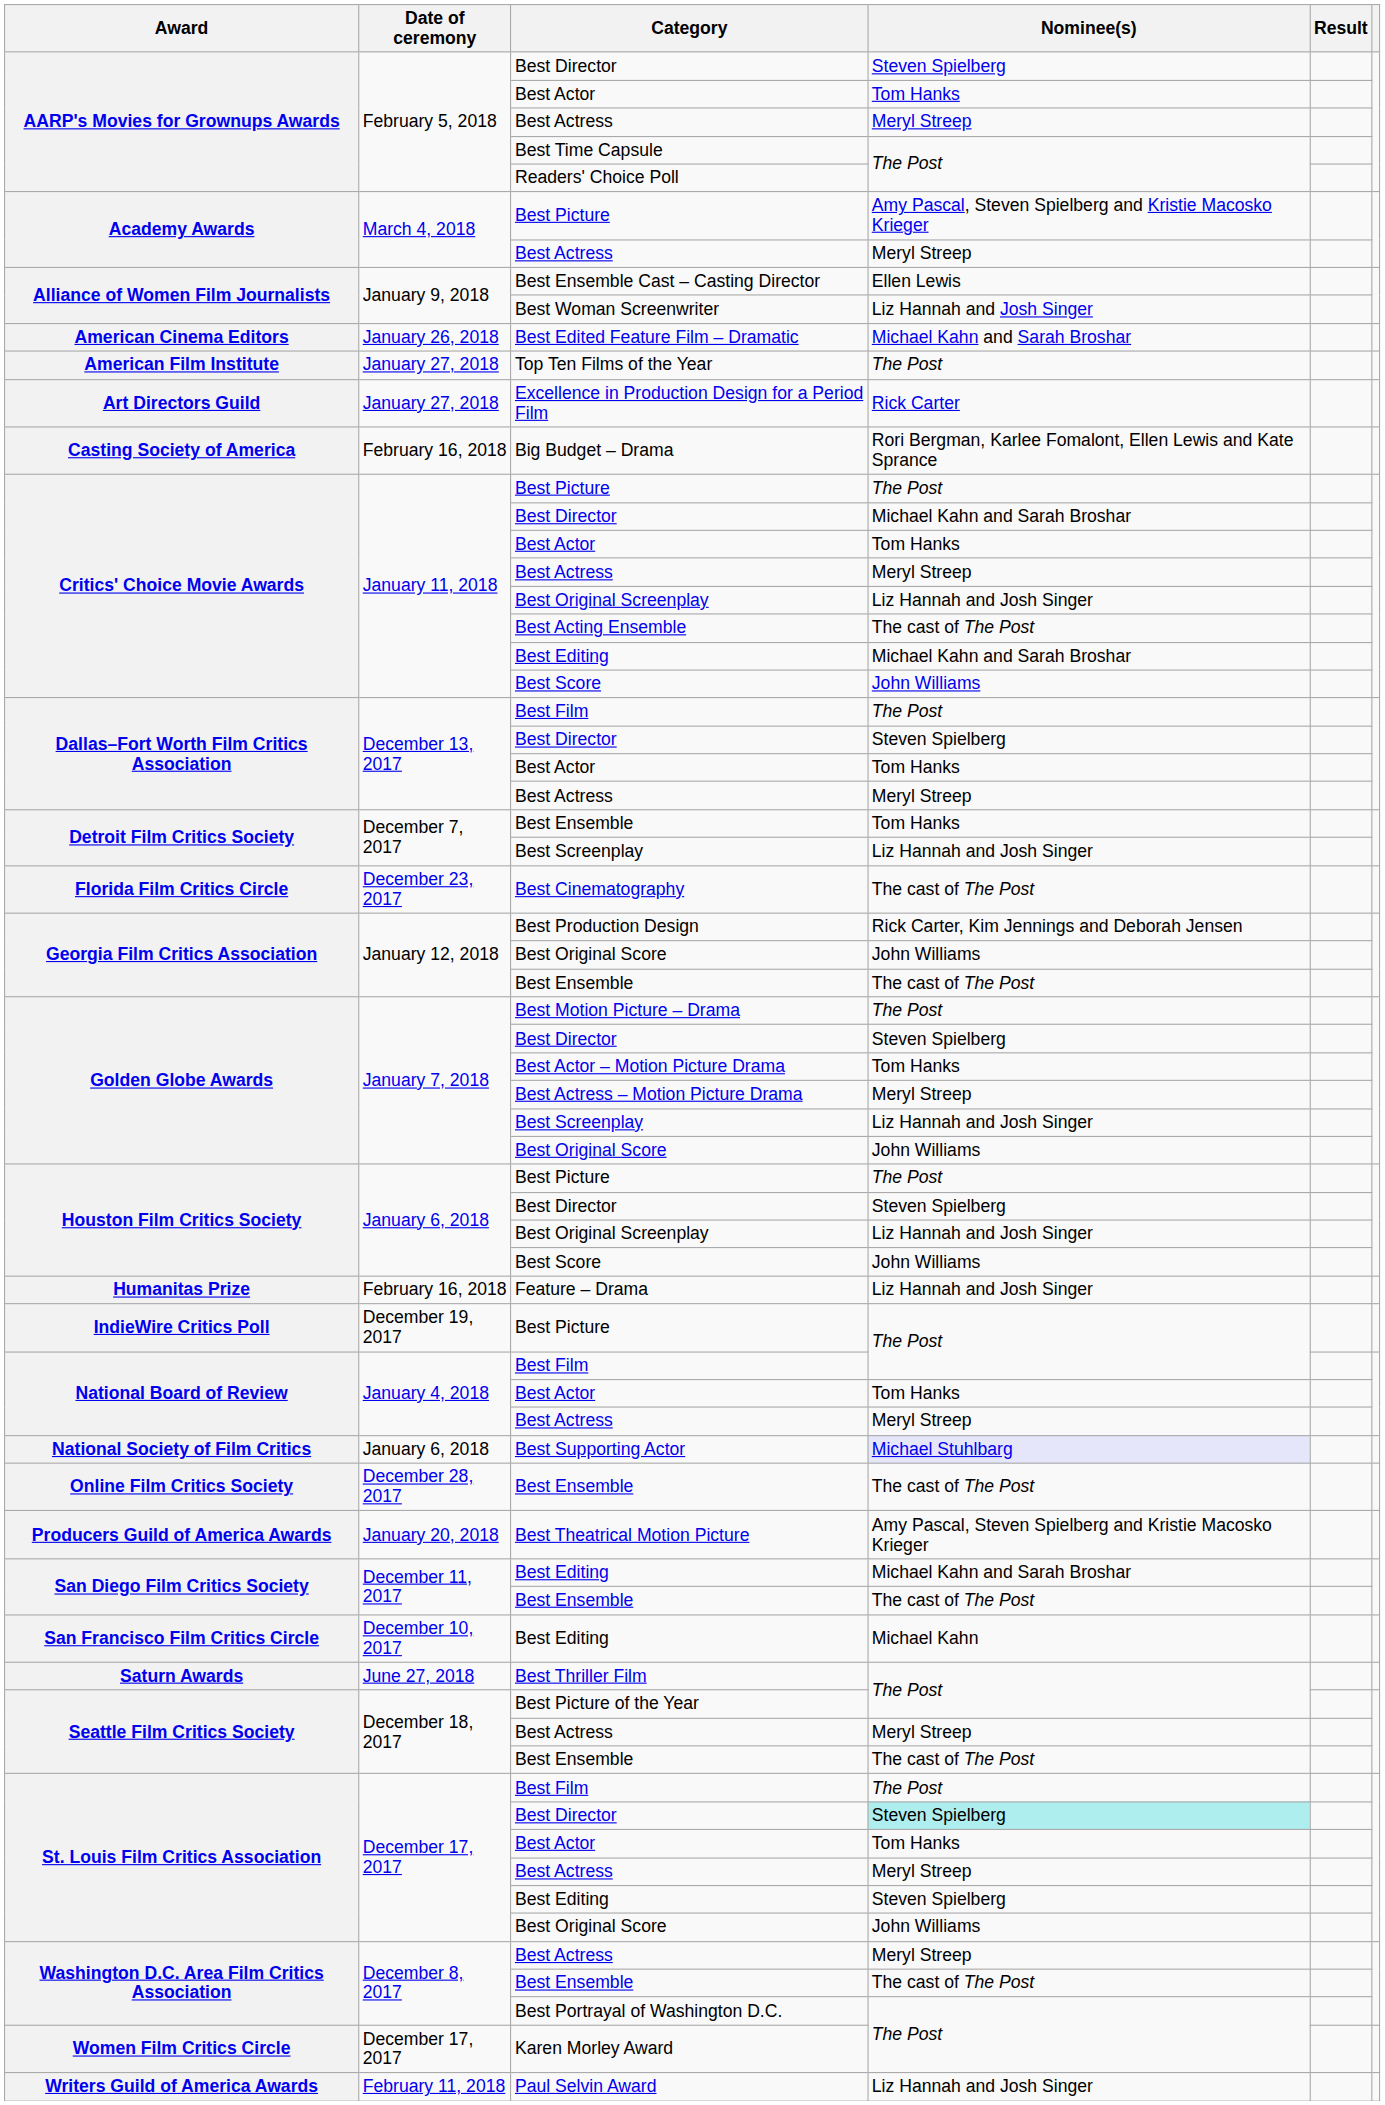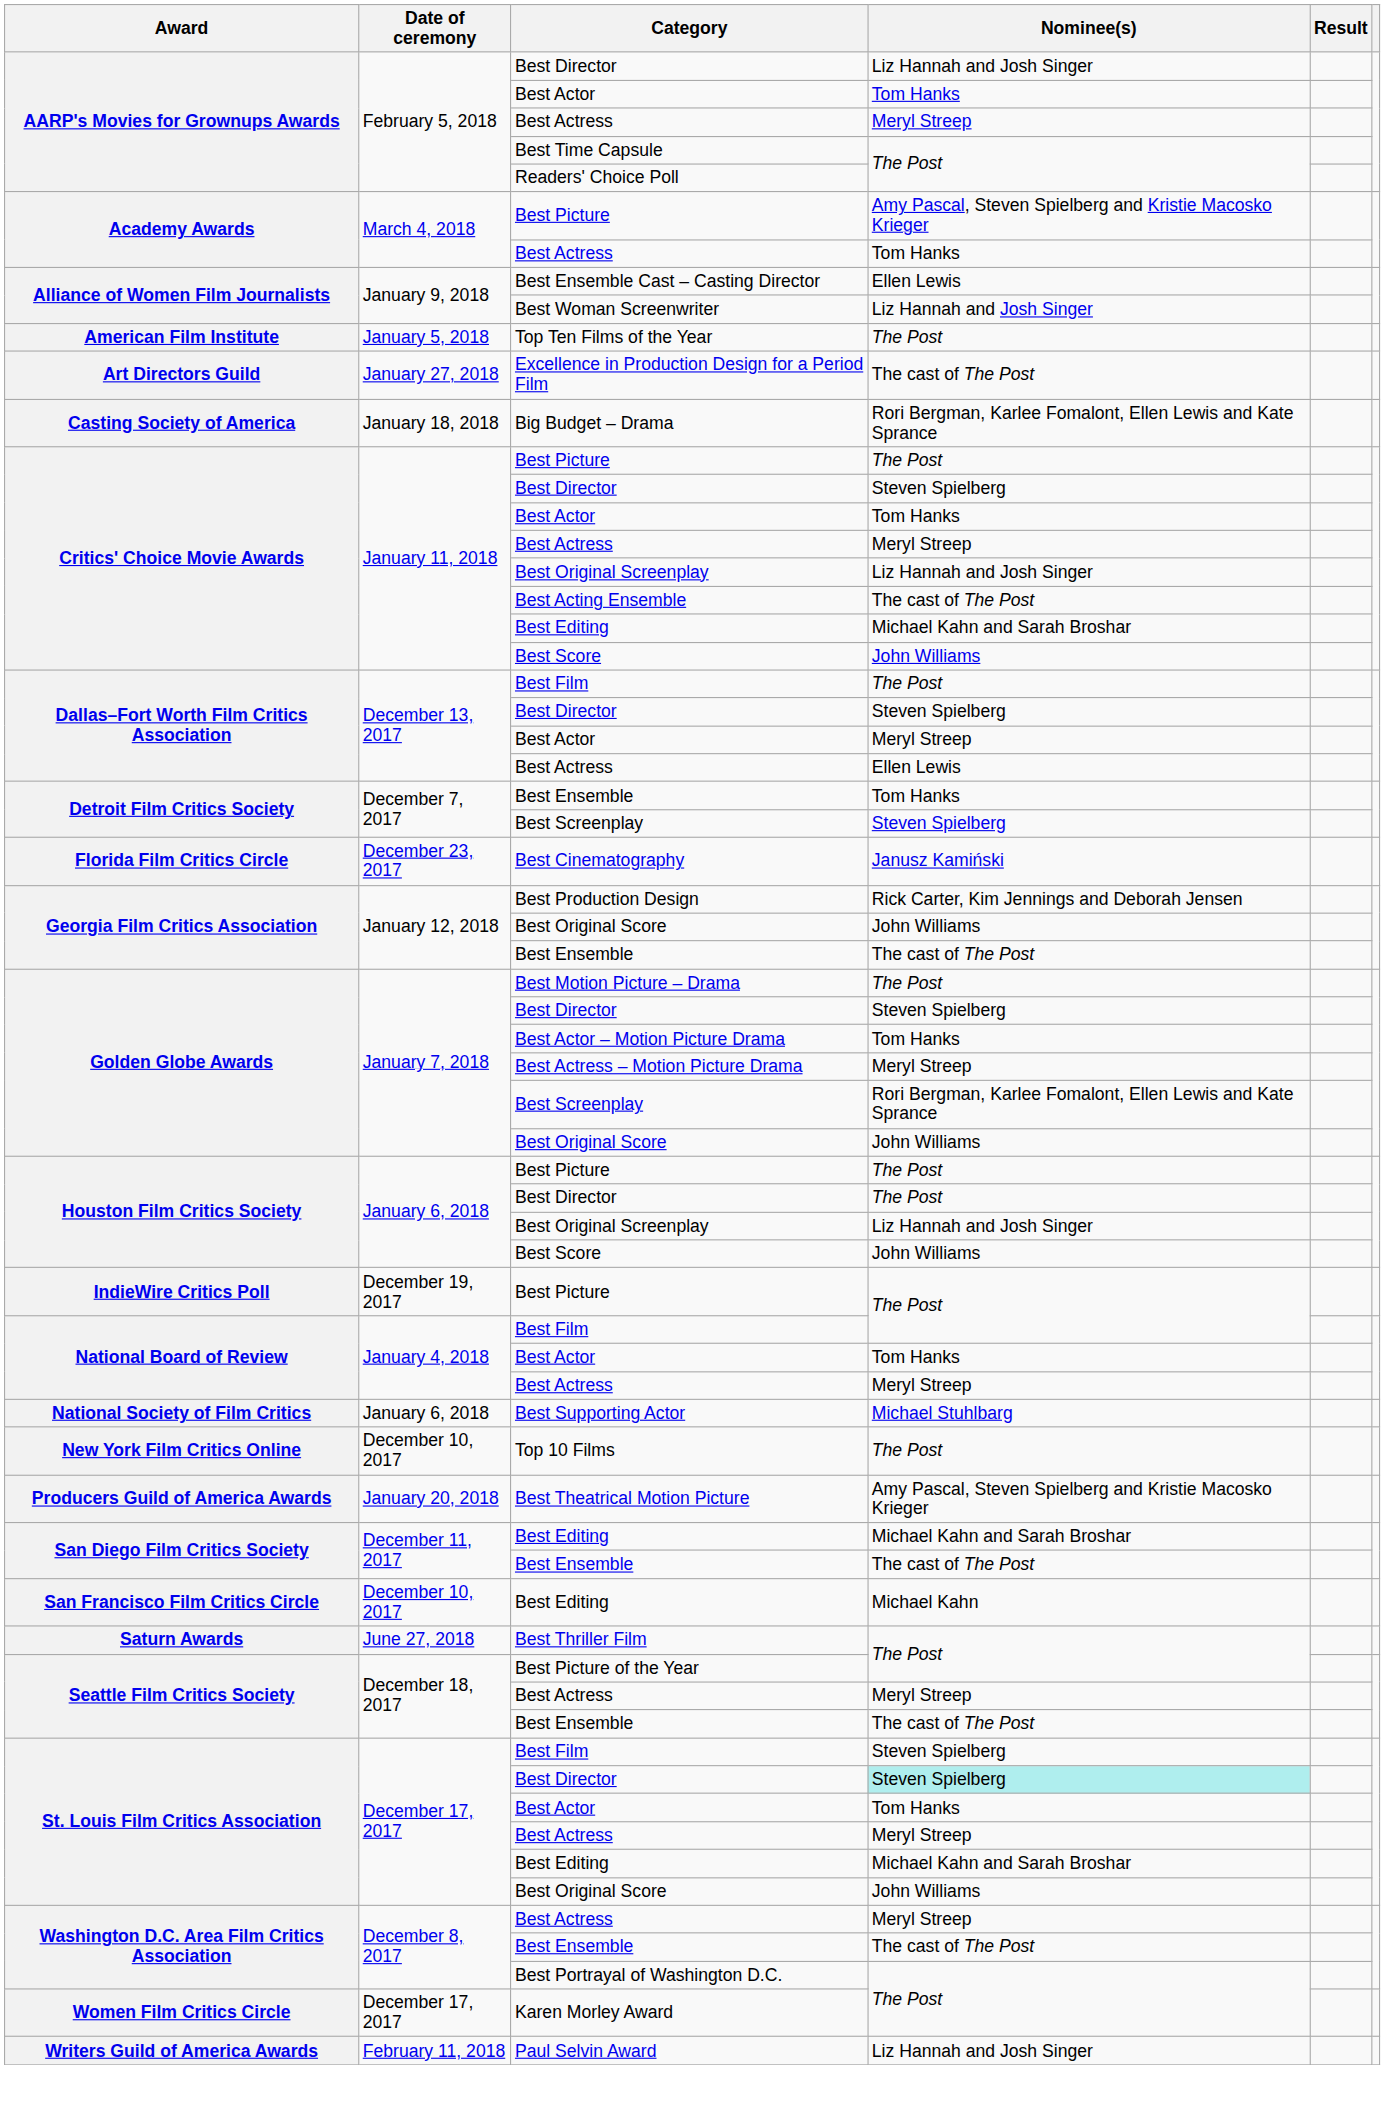(939, 66) Steven Spielberg -> (982, 66) Liz Hannah and Josh Singer
(922, 253) Meryl Streep -> (916, 253) Tom Hanks
- row: (182, 337)
(431, 365) January 27, 2018 -> (426, 337) January 5, 2018
(916, 402) Rick Carter -> (953, 374) The cast of The Post
(435, 450) February 16, 2018 -> (431, 422) January 18, 2018
(1001, 516) Michael Kahn and Sarah Broshar -> (939, 488) Steven Spielberg
(916, 767) Tom Hanks -> (922, 739) Meryl Streep
(922, 795) Meryl Streep -> (916, 767) Ellen Lewis
(982, 851) Liz Hannah and Josh Singer -> (939, 823) Steven Spielberg
(953, 889) The cast of The Post -> (938, 861) Janusz Kamiński
(982, 1122) Liz Hannah and Josh Singer -> (1083, 1104) Rori Bergman, Karlee Fomalont, Ellen Lewis and Kate Sprance
(939, 1206) Steven Spielberg -> (907, 1197) The Post
- row: (182, 1289)
(942, 1449) lavender background -> (942, 1413) no background
+ row: (182, 1450)
- row: (182, 1486)
(907, 1787) The Post -> (939, 1751) Steven Spielberg
(939, 1899) Steven Spielberg -> (1001, 1863) Michael Kahn and Sarah Broshar
